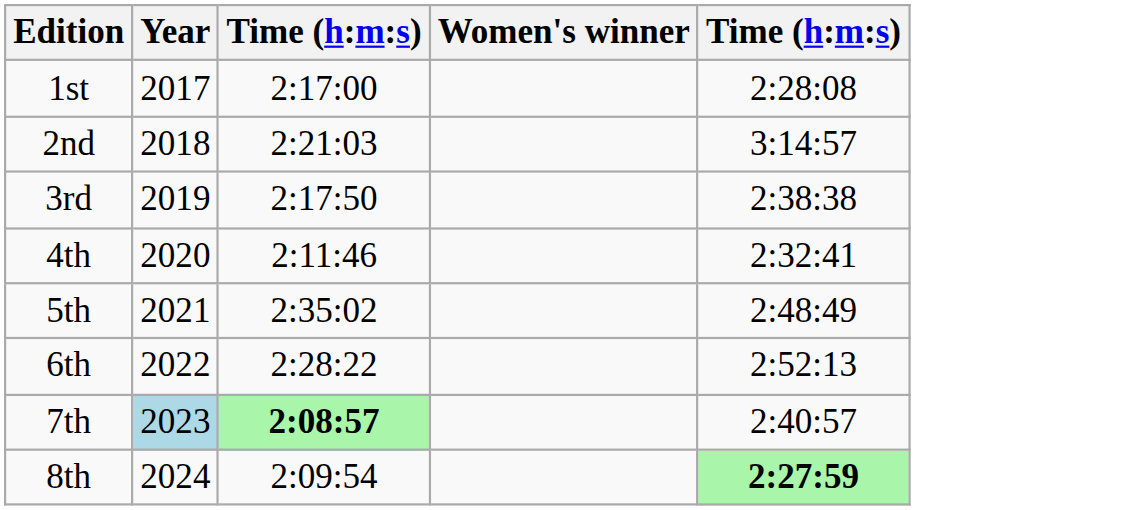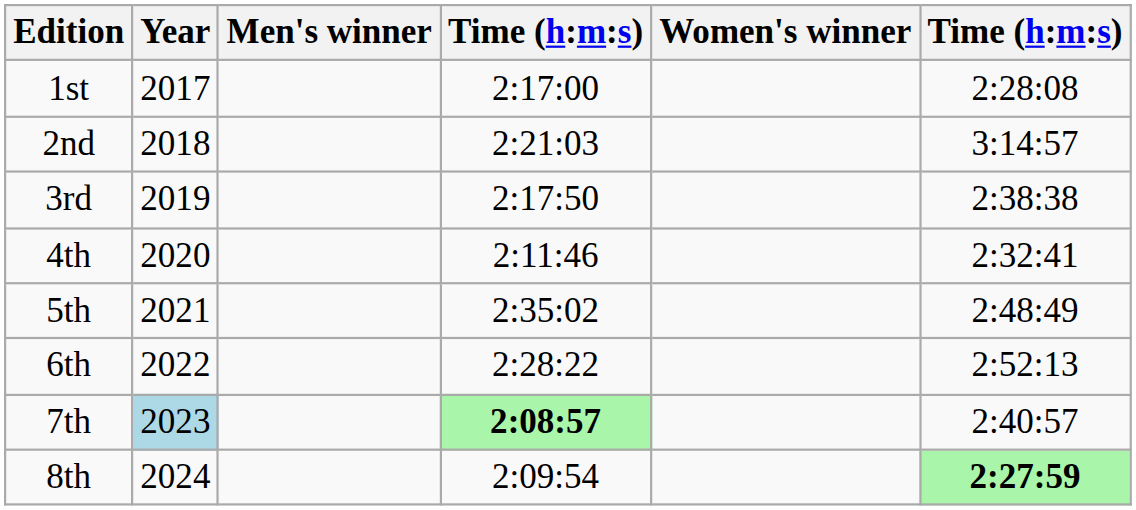+ column: (329, 32)
